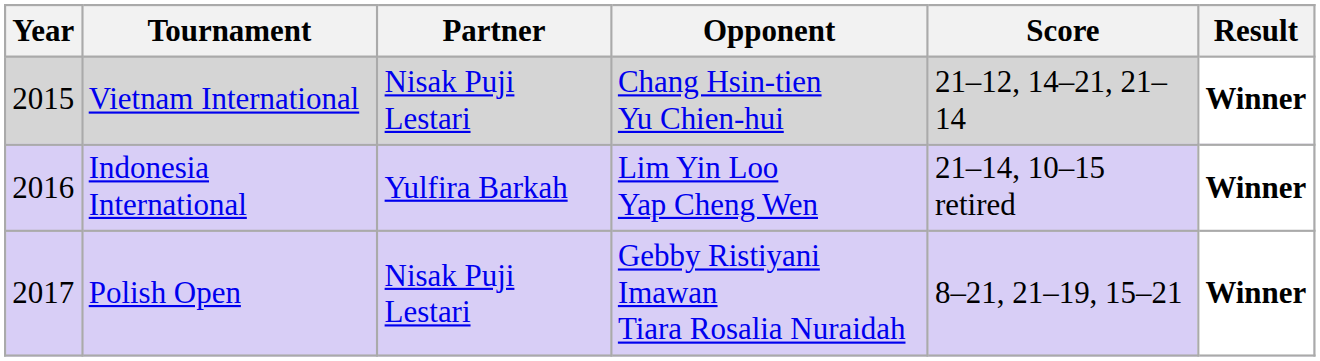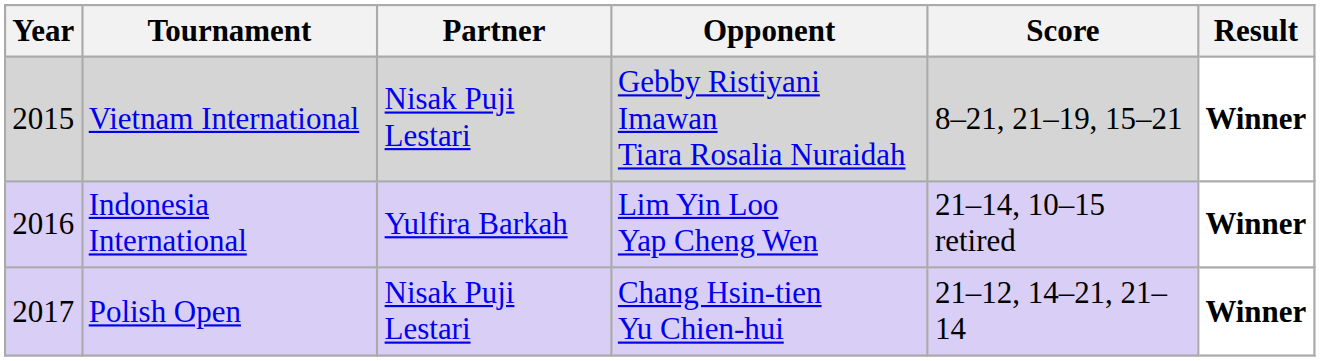(720, 99) Chang Hsin-tien Yu Chien-hui -> (762, 118) Gebby Ristiyani Imawan Tiara Rosalia Nuraidah
(1051, 99) 21–12, 14–21, 21–14 -> (1059, 118) 8–21, 21–19, 15–21
(762, 293) Gebby Ristiyani Imawan Tiara Rosalia Nuraidah -> (720, 311) Chang Hsin-tien Yu Chien-hui
(1059, 293) 8–21, 21–19, 15–21 -> (1051, 311) 21–12, 14–21, 21–14
